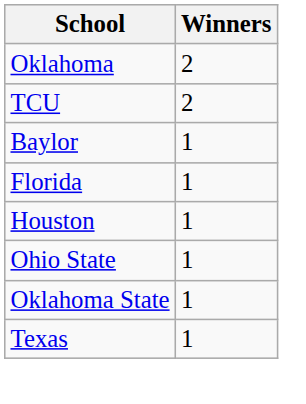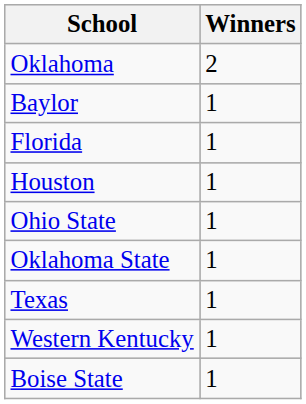- row: (35, 102)
+ row: (102, 338)
+ row: (67, 378)
